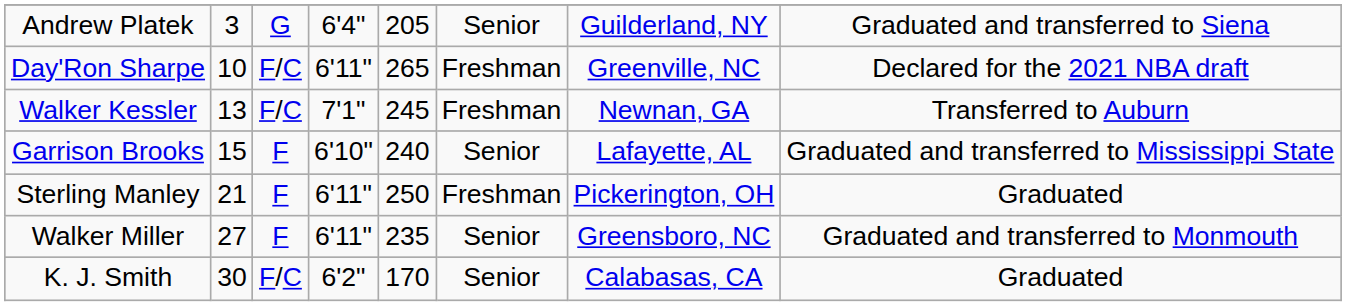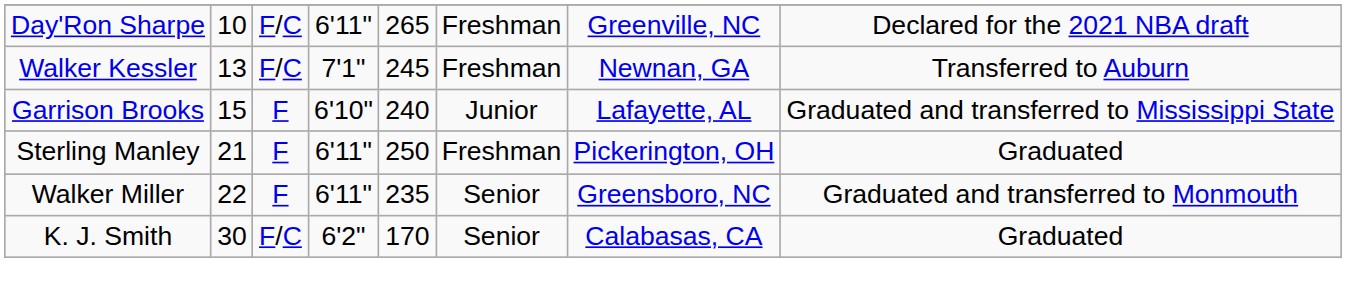- row: (108, 25)
(502, 151) Senior -> (502, 109) Junior
(232, 236) 27 -> (232, 194) 22
